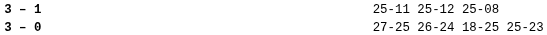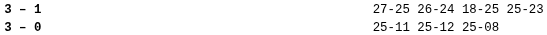(436, 10) 25-11 25-12 25-08 -> (458, 10) 27-25 26-24 18-25 25-23
(458, 28) 27-25 26-24 18-25 25-23 -> (436, 28) 25-11 25-12 25-08
